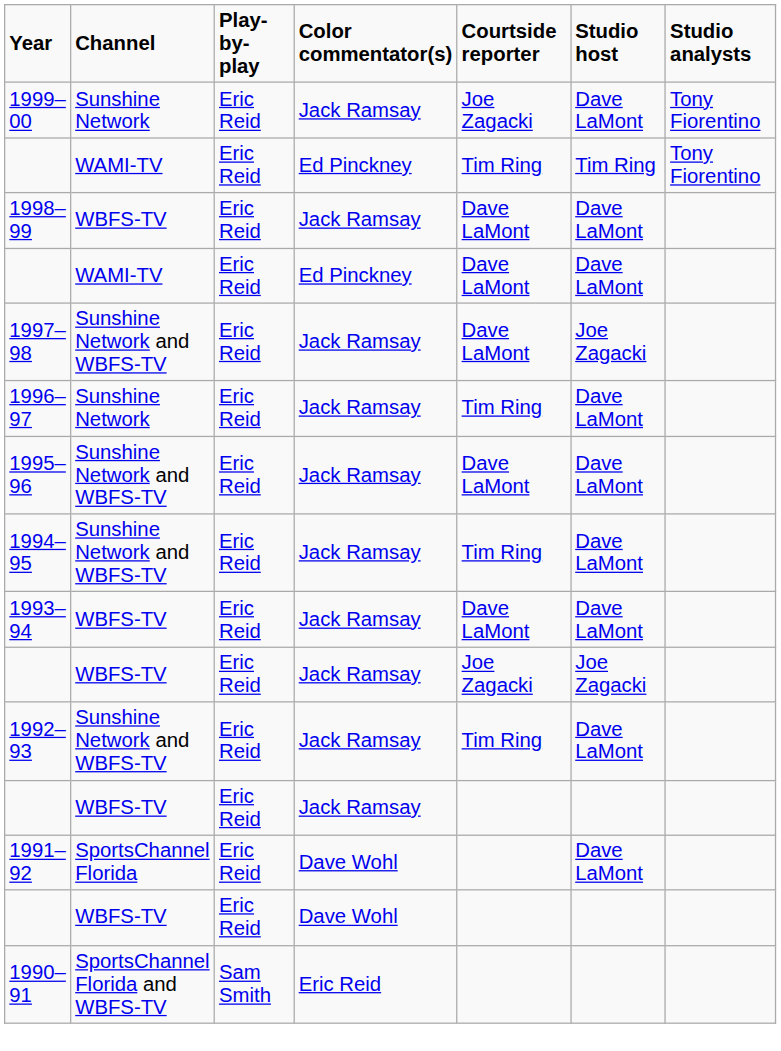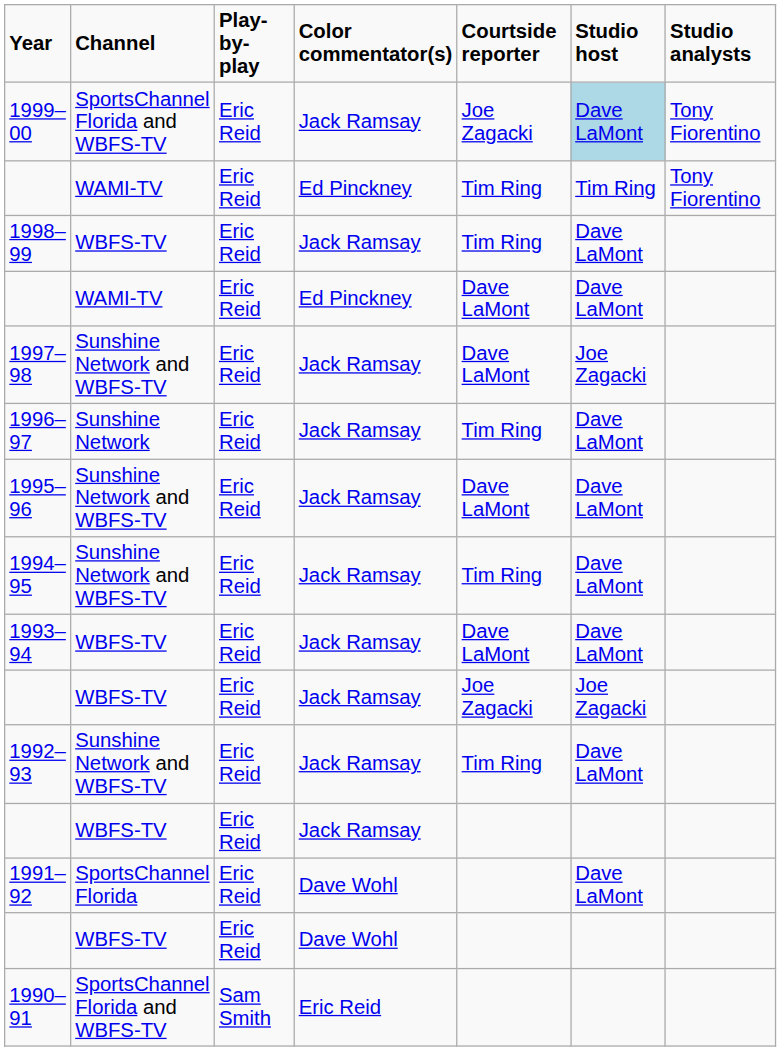(118, 109) Sunshine Network -> (142, 121) SportsChannel Florida and WBFS-TV
(609, 109) no background -> (609, 121) lightblue background
(496, 220) Dave LaMont -> (502, 243) Tim Ring
